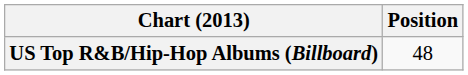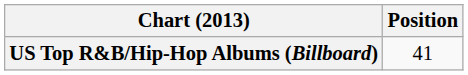(423, 53) 48 -> (423, 53) 41
